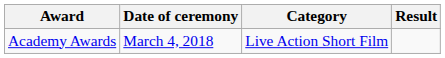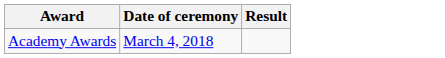- column: (317, 16)
